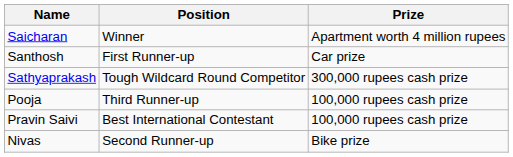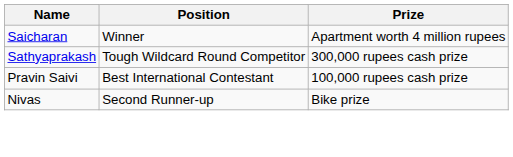- row: (36, 57)
- row: (24, 99)
